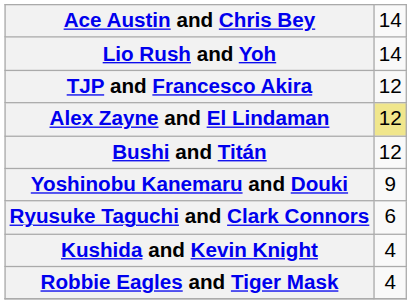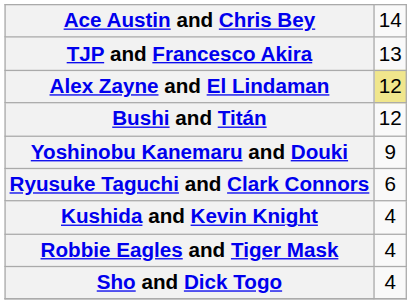- row: (189, 53)
(390, 86) 12 -> (390, 53) 13
+ row: (189, 282)
